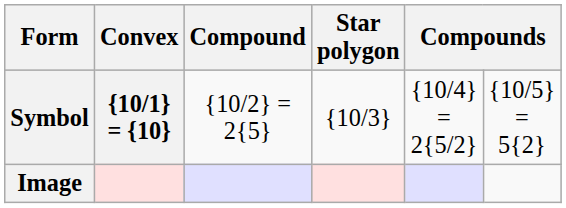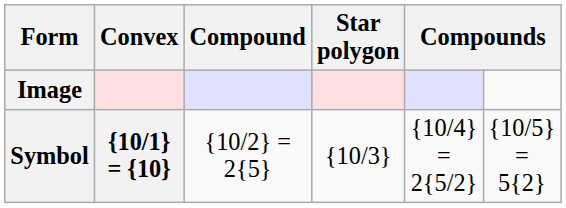rows swapped: (50, 183) <-> (50, 117)
